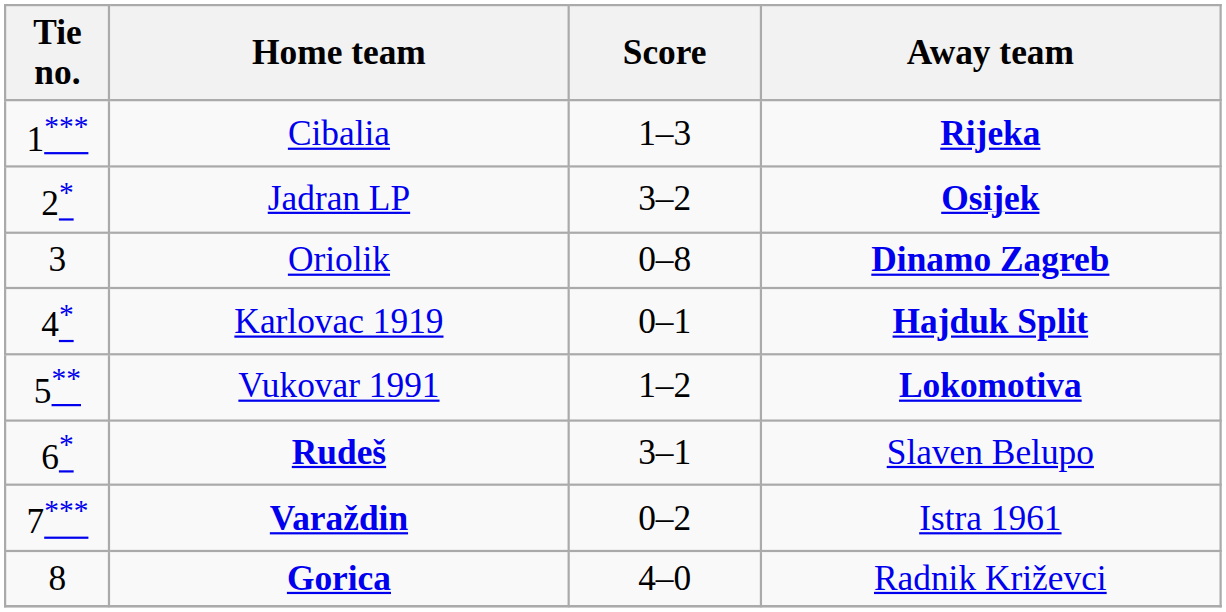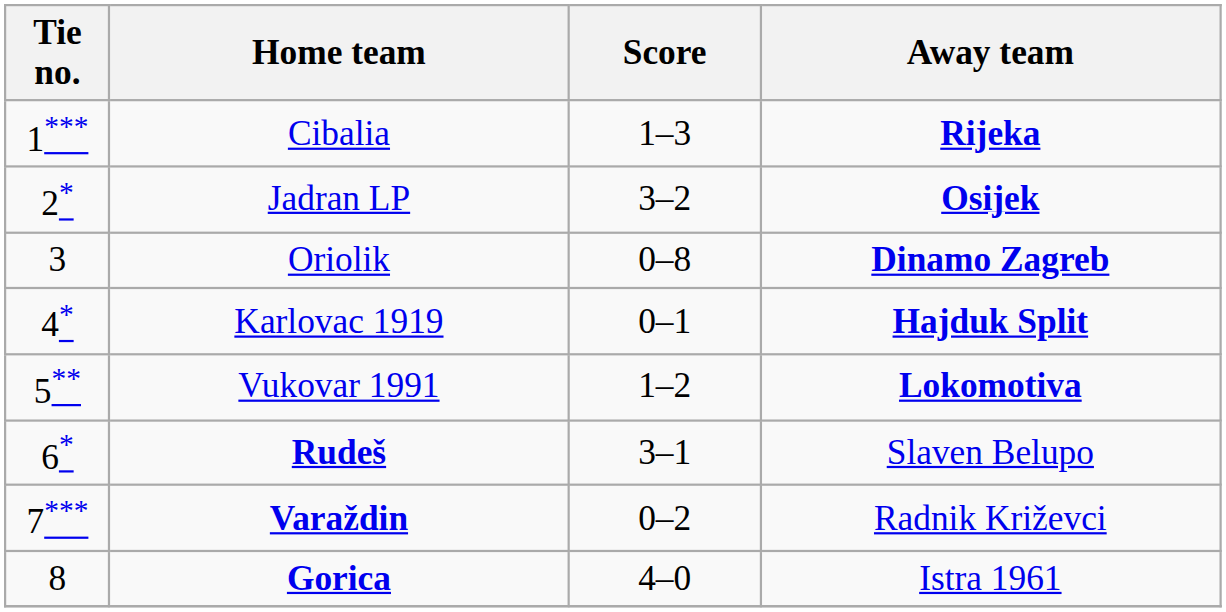(990, 517) Istra 1961 -> (990, 517) Radnik Križevci
(990, 578) Radnik Križevci -> (990, 578) Istra 1961
